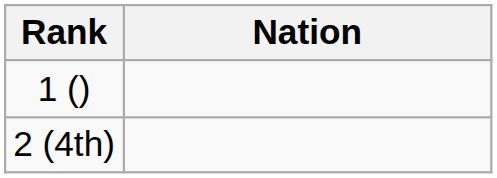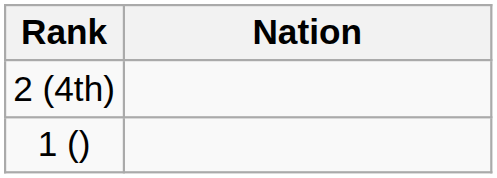rows swapped: (64, 88) <-> (64, 144)
